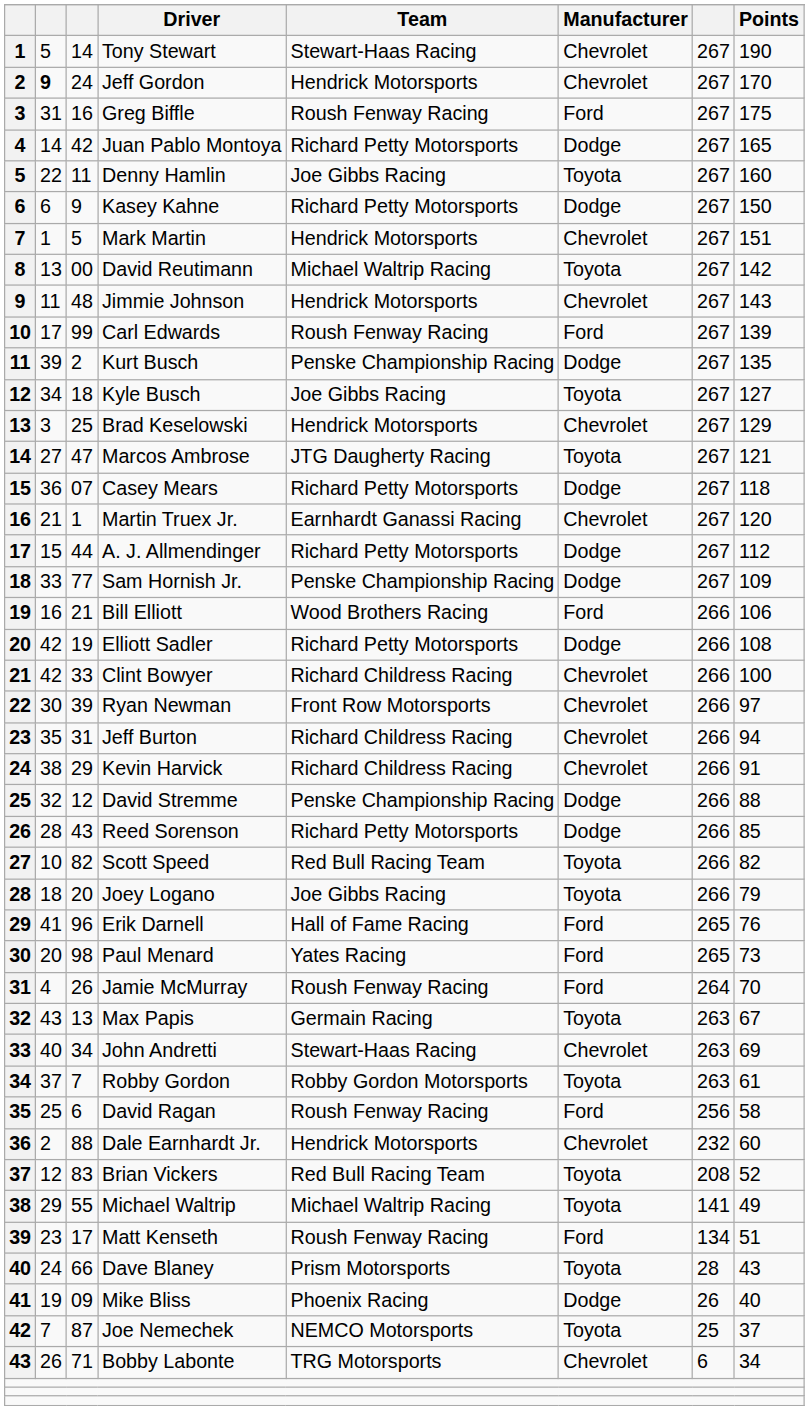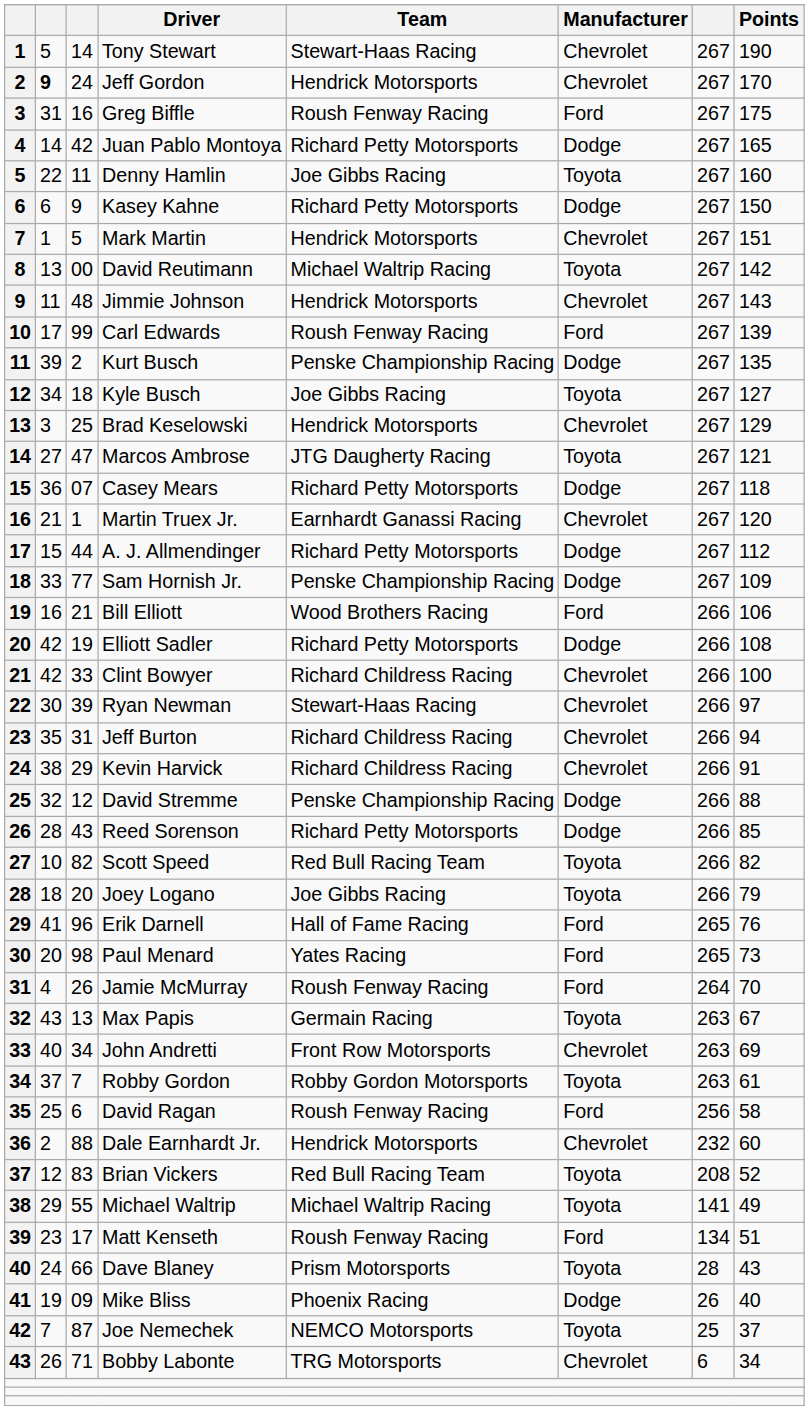(391, 706) Front Row Motorsports -> (384, 706) Stewart-Haas Racing
(384, 1050) Stewart-Haas Racing -> (391, 1050) Front Row Motorsports
